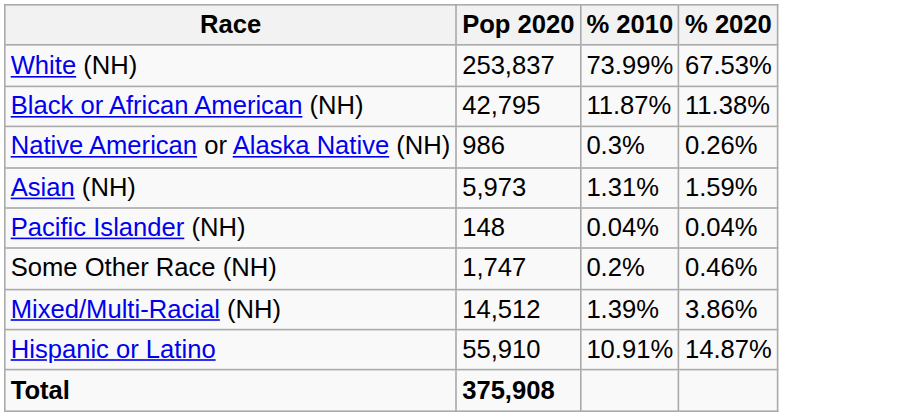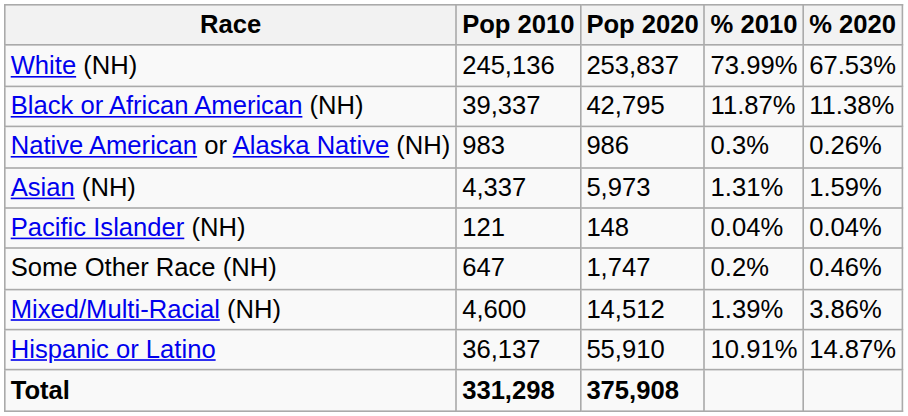+ column: (518, 24)
